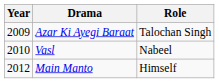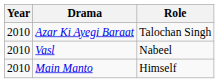(19, 31) 2009 -> (19, 31) 2010
(19, 68) 2012 -> (19, 68) 2010
